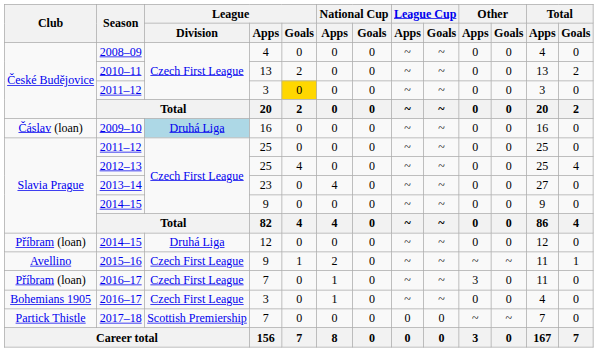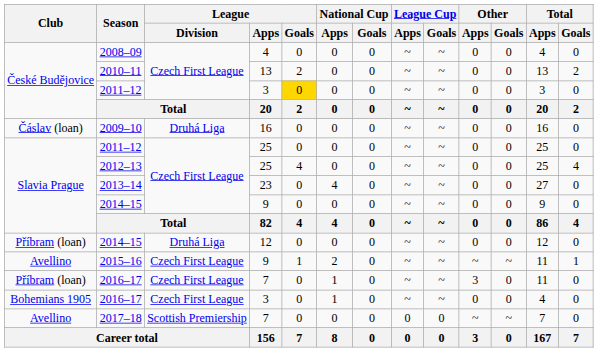(197, 128) lightblue background -> (197, 128) no background
(51, 318) Partick Thistle -> (51, 318) Avellino
